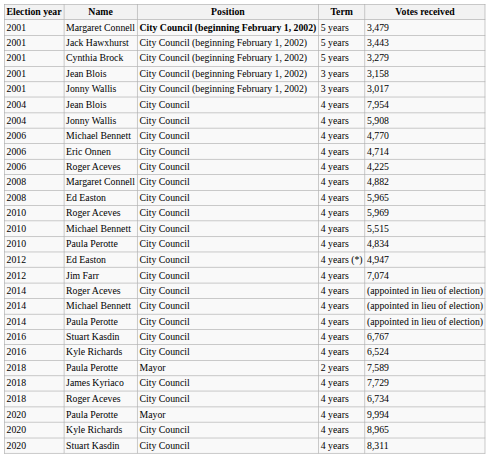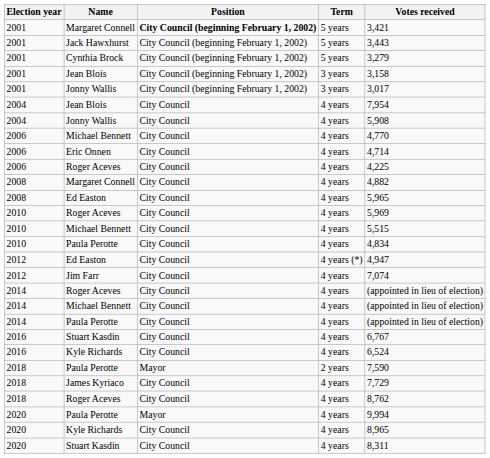(378, 27) 3,479 -> (378, 27) 3,421
(378, 368) 7,589 -> (378, 368) 7,590
(378, 399) 6,734 -> (378, 399) 8,762
